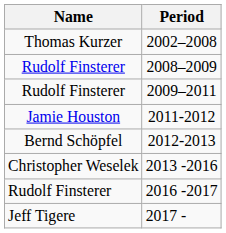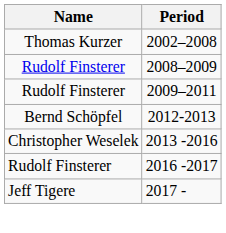- row: (182, 116)
